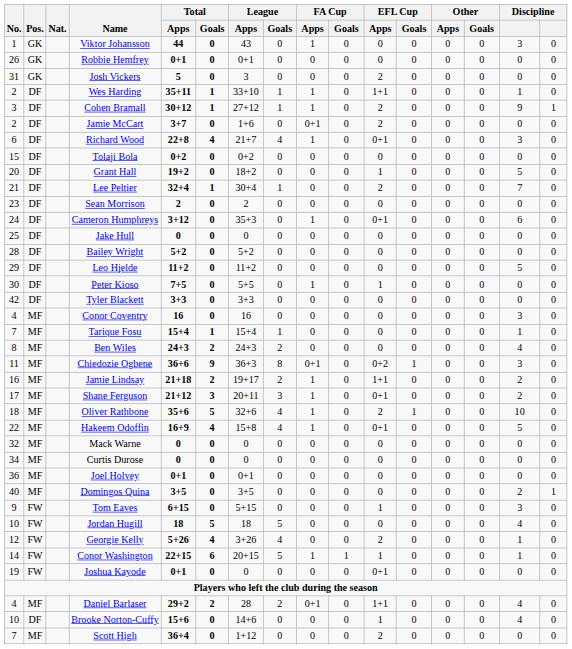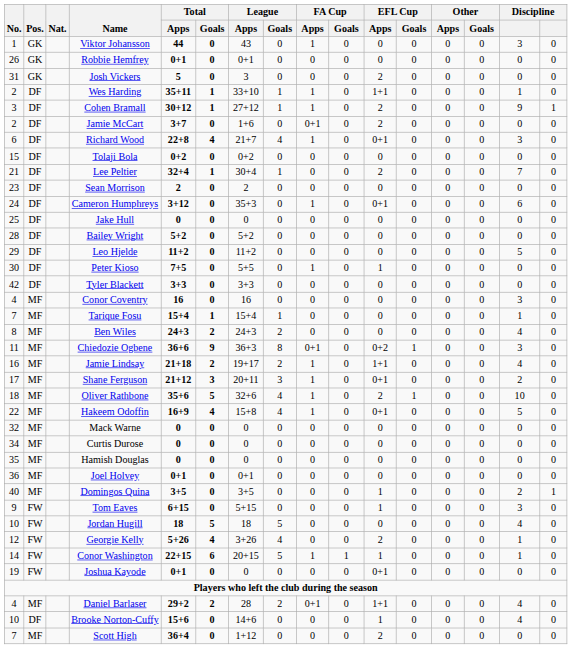- row: (115, 172)
(520, 380) 2 -> (520, 364) 4
+ row: (115, 460)
(380, 492) 0 -> (380, 492) 1
